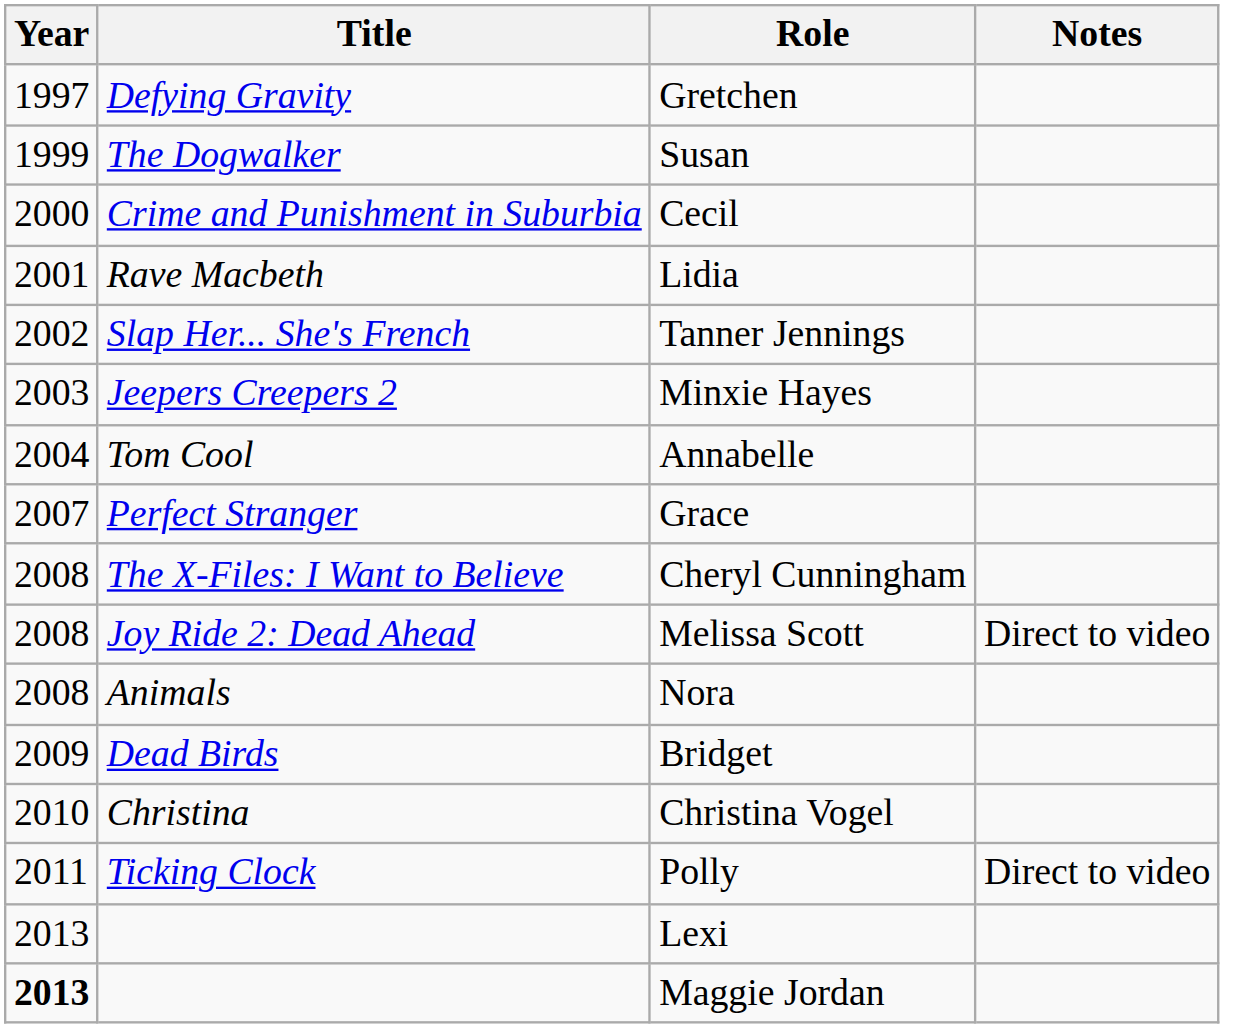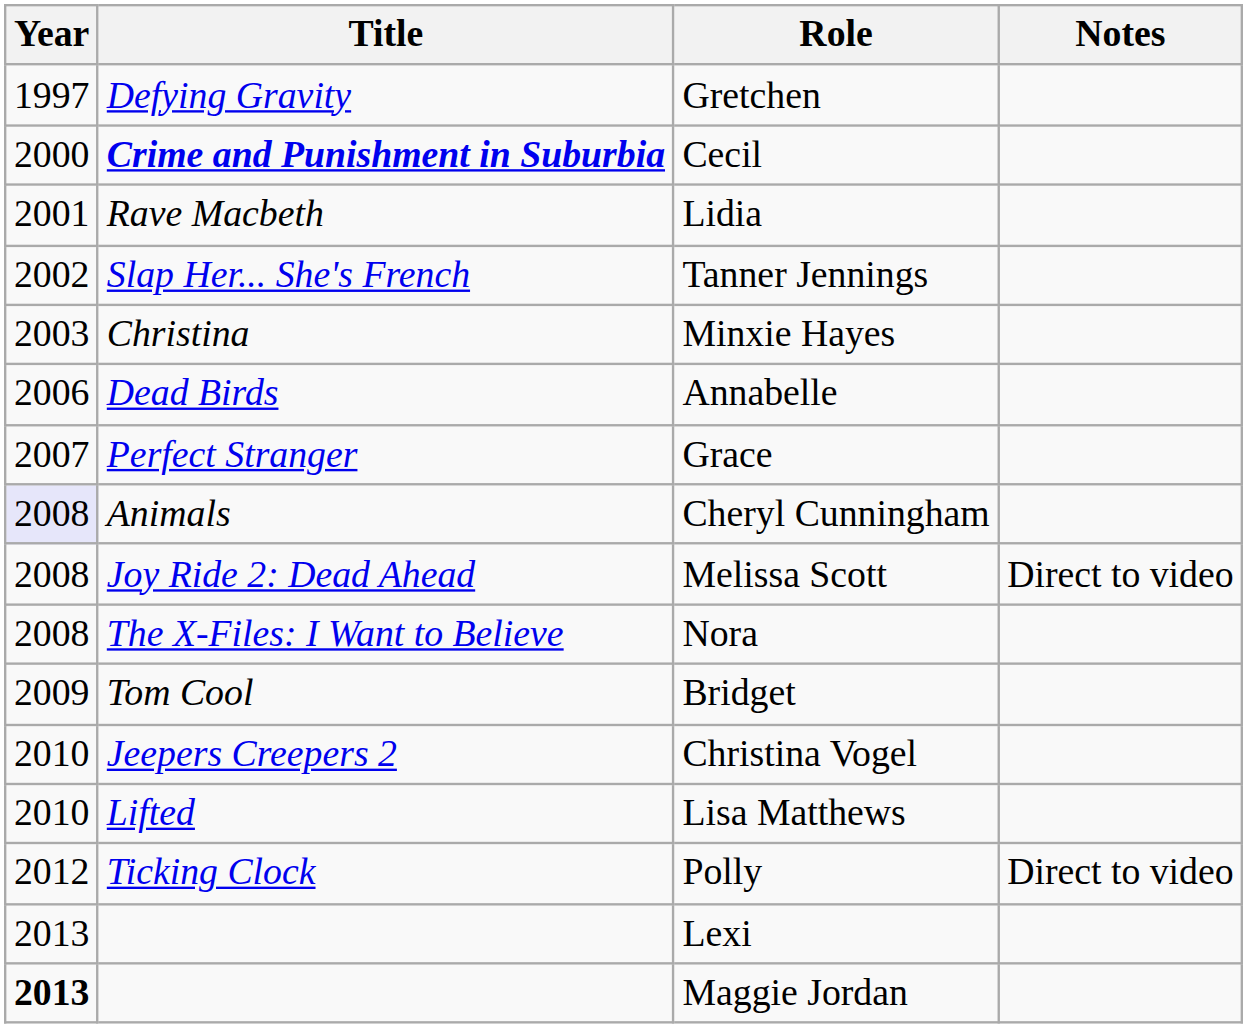- row: (704, 154)
(374, 214) normal -> (386, 154) bold
(252, 393) Jeepers Creepers 2 -> (178, 333) Christina
(52, 453) 2004 -> (52, 393) 2006
(180, 453) Tom Cool -> (193, 393) Dead Birds
(52, 573) no background -> (52, 513) lavender background
(335, 573) The X-Files: I Want to Believe -> (169, 513) Animals
(169, 693) Animals -> (335, 633) The X-Files: I Want to Believe
(193, 753) Dead Birds -> (180, 693) Tom Cool
(178, 812) Christina -> (252, 753) Jeepers Creepers 2
+ row: (794, 812)
(51, 872) 2011 -> (52, 872) 2012
